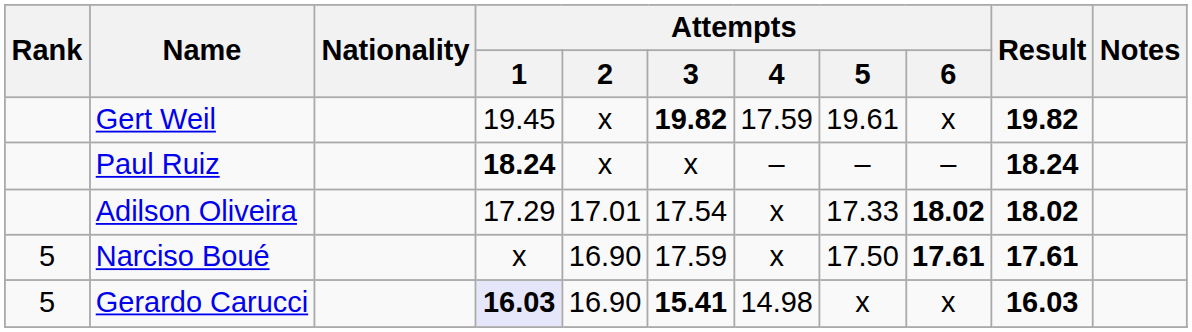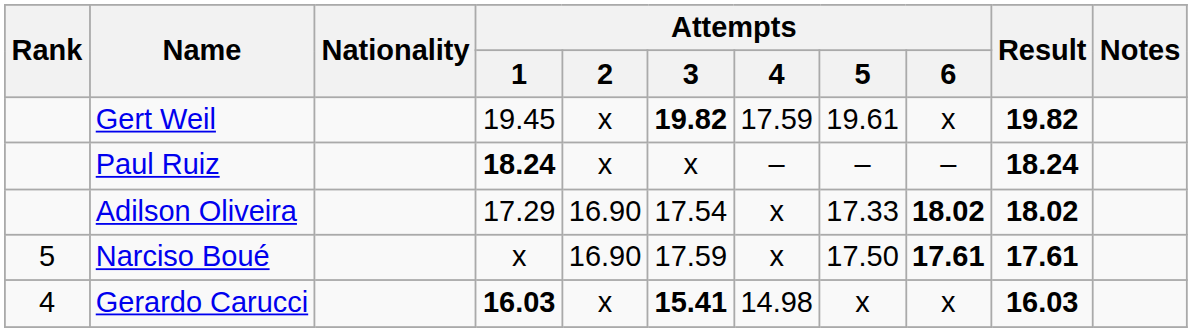(605, 211) 17.01 -> (605, 211) 16.90
(47, 303) 5 -> (47, 303) 4
(519, 303) lavender background -> (519, 303) no background
(605, 303) 16.90 -> (605, 303) x
